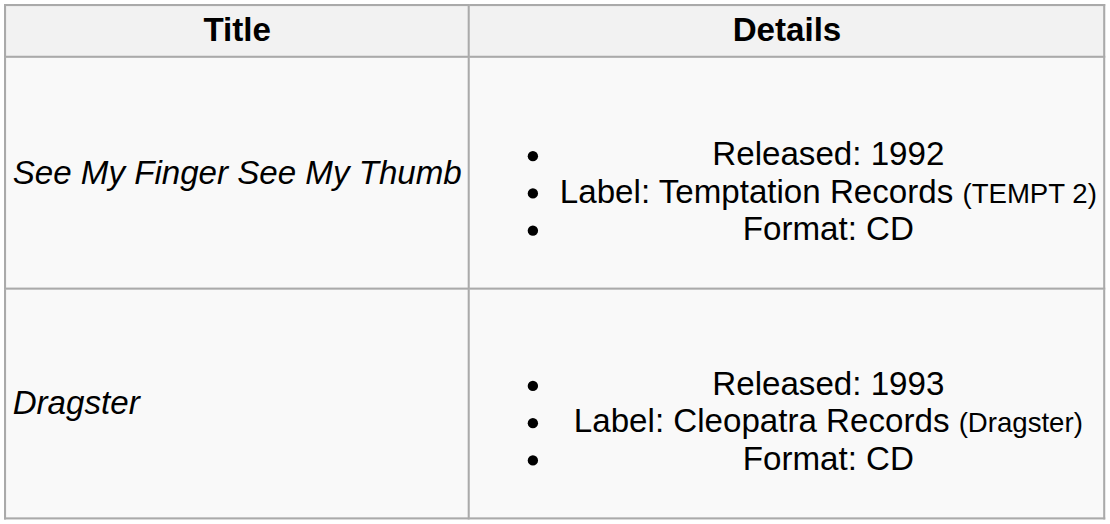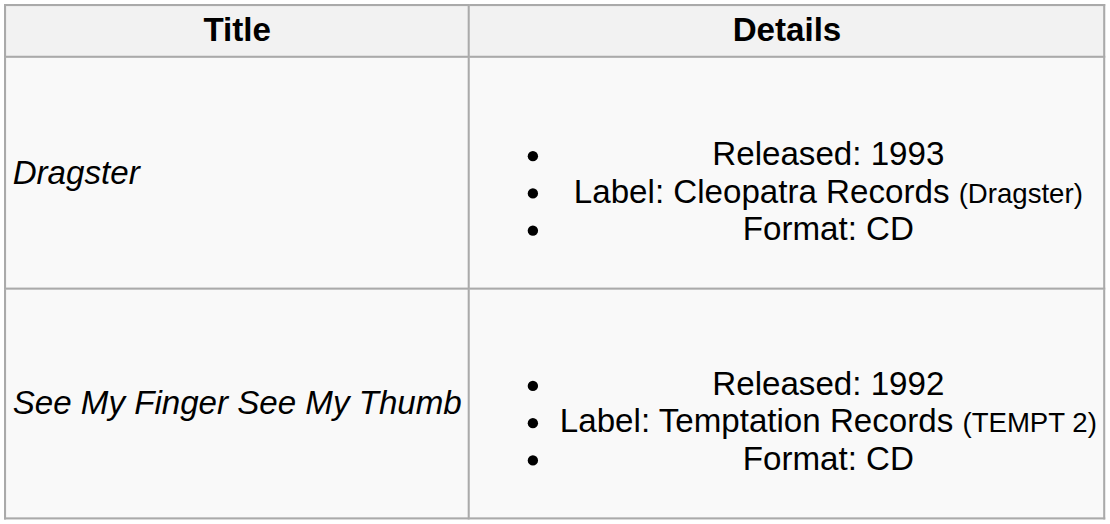rows swapped: (237, 172) <-> (76, 402)
